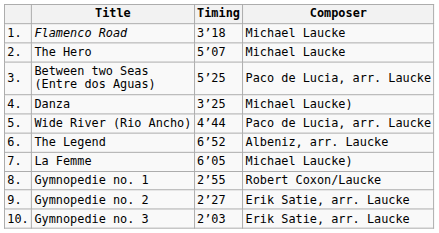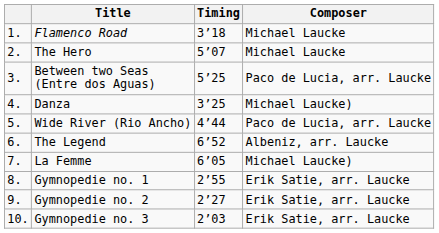(313, 181) Robert Coxon/Laucke -> (328, 181) Erik Satie, arr. Laucke
